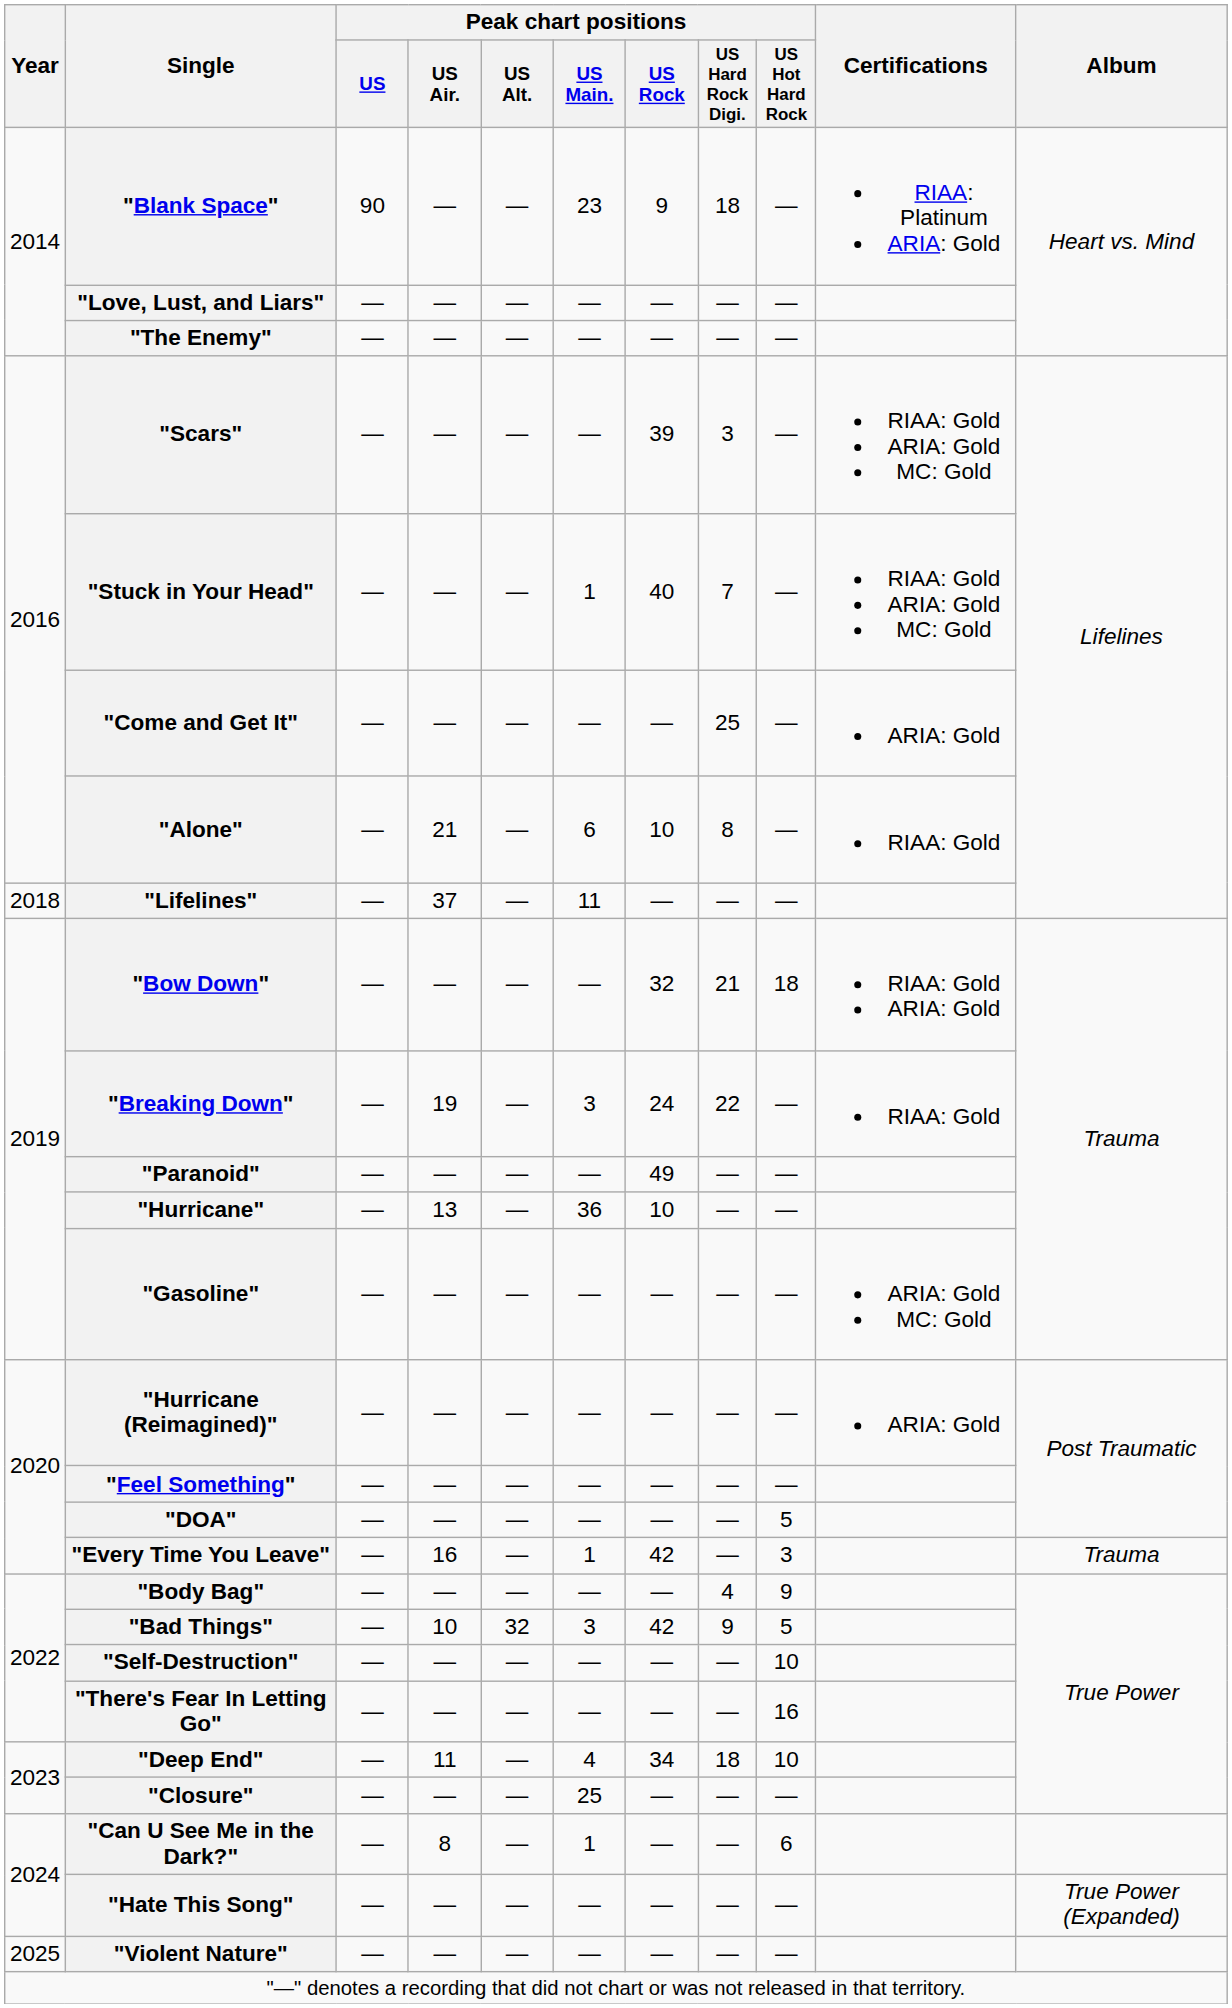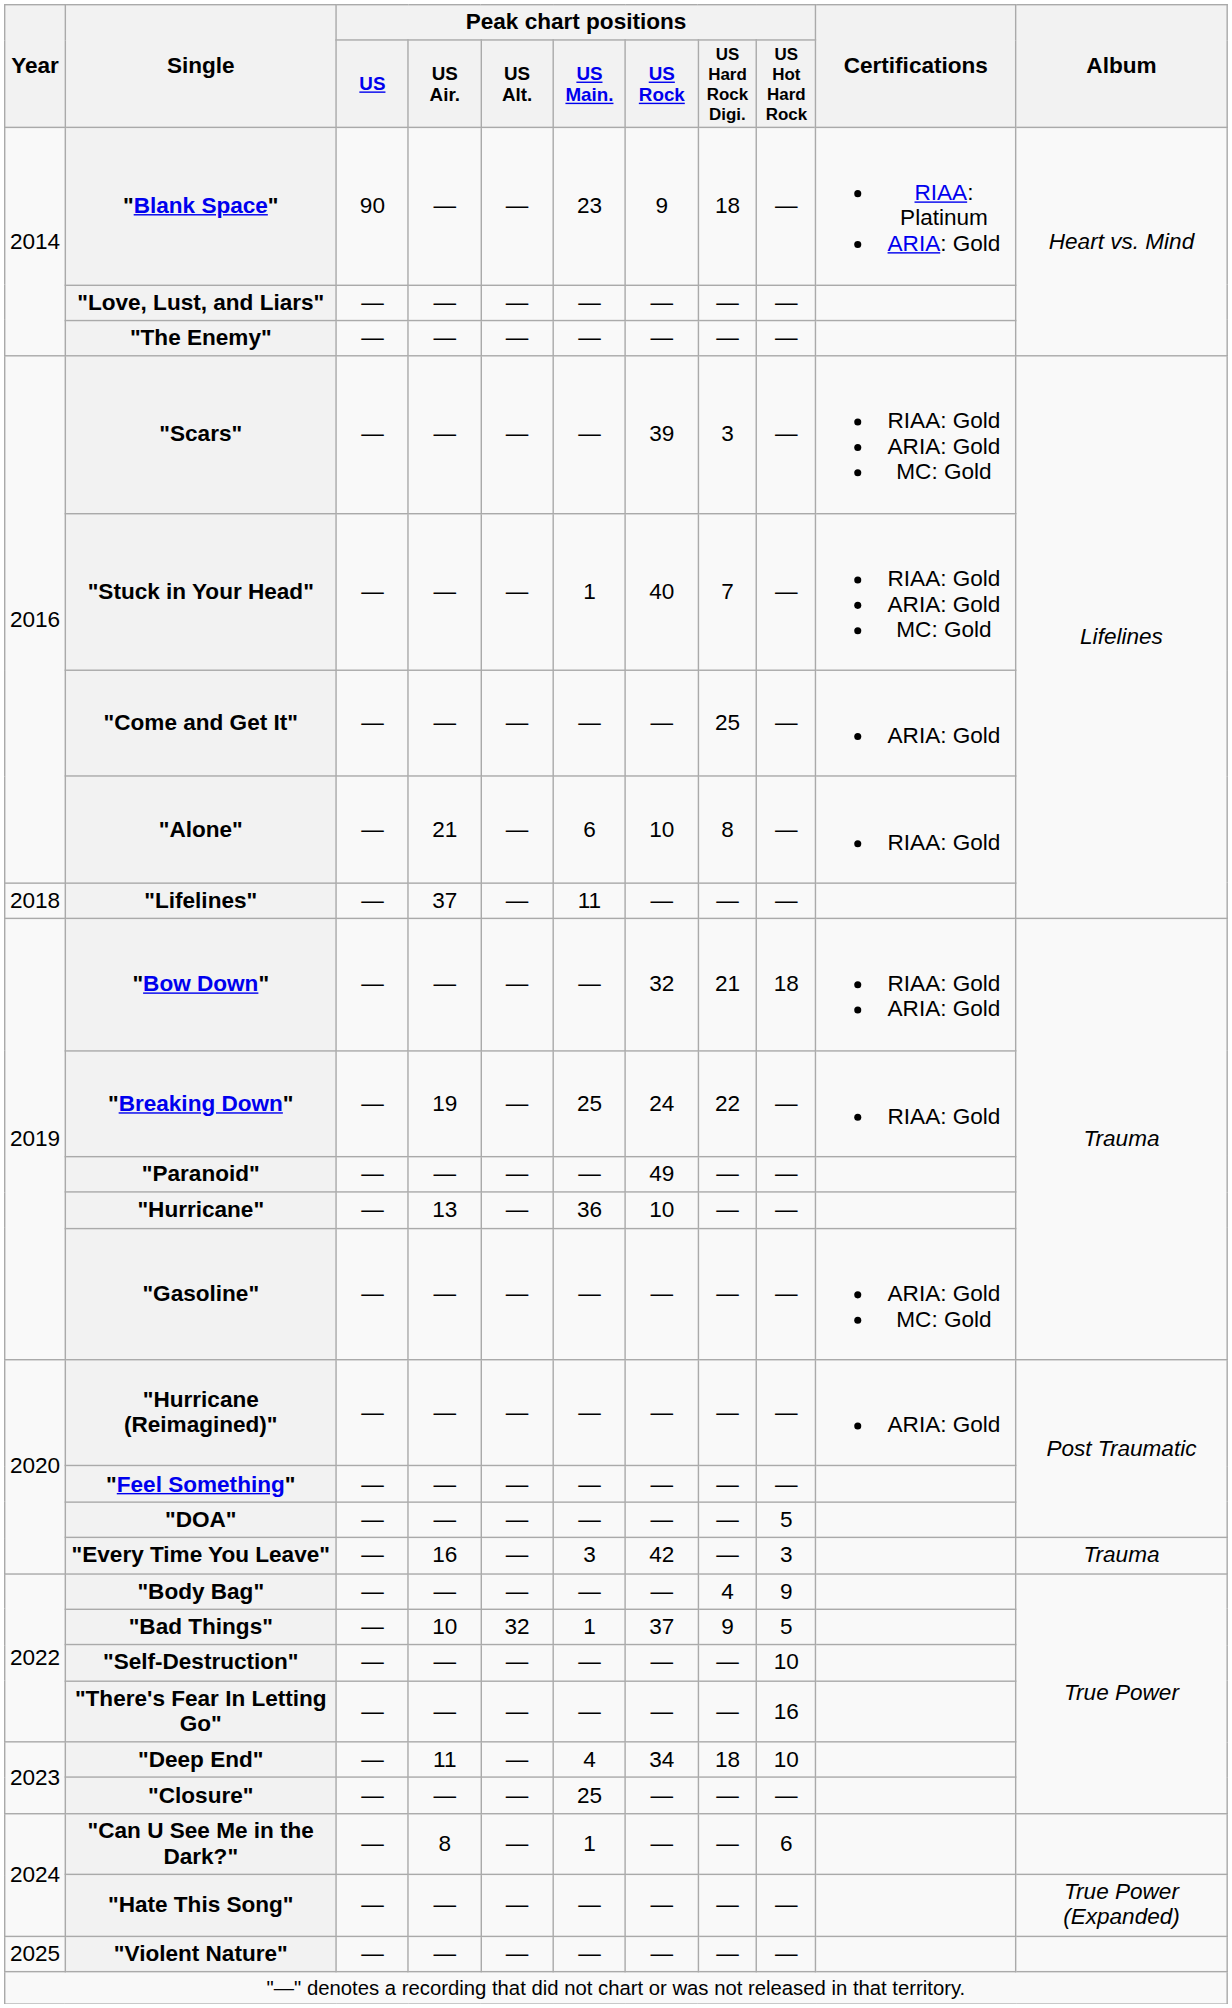(589, 1103) 3 -> (589, 1103) 25
(589, 1555) 1 -> (589, 1555) 3
(589, 1626) 3 -> (589, 1626) 1
(662, 1626) 42 -> (662, 1626) 37
